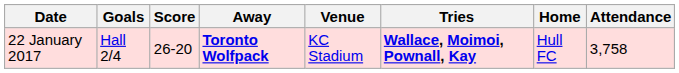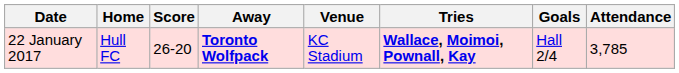columns swapped: (560, 16) <-> (123, 16)
(609, 48) 3,758 -> (609, 48) 3,785
